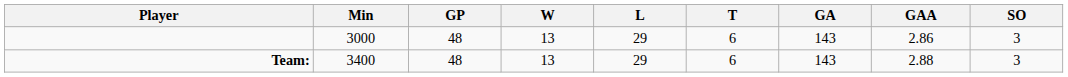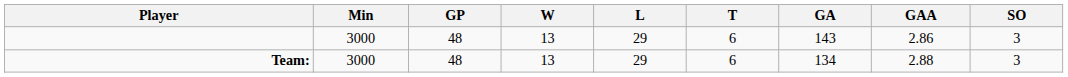(361, 60) 3400 -> (361, 60) 3000
(825, 60) 143 -> (825, 60) 134
